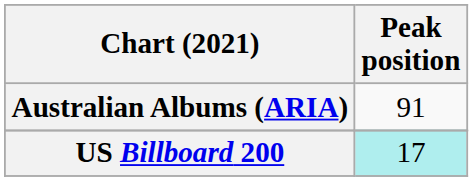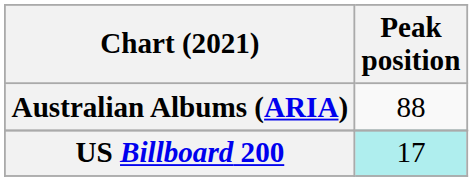(411, 106) 91 -> (411, 106) 88
